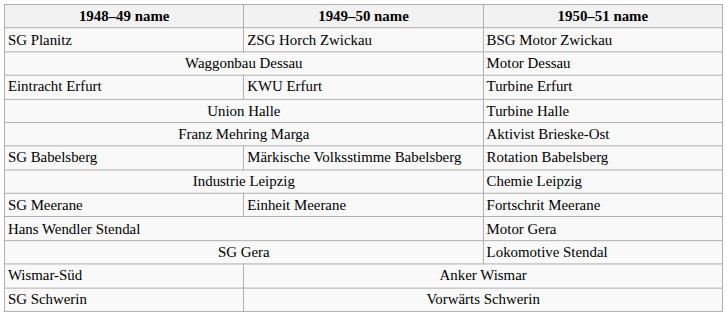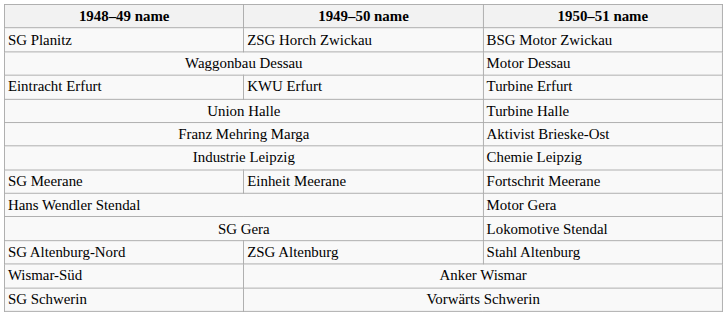- row: (53, 157)
+ row: (67, 252)
